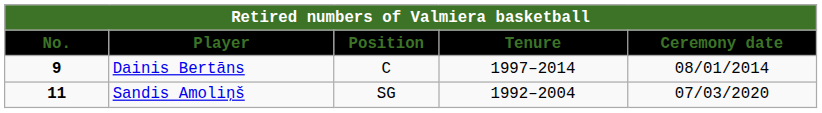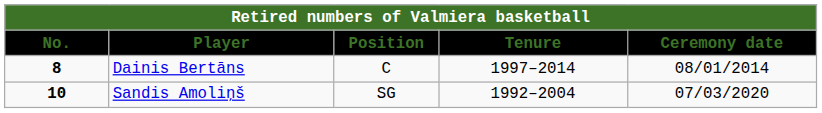(57, 69) 9 -> (57, 69) 8
(57, 94) 11 -> (57, 94) 10
